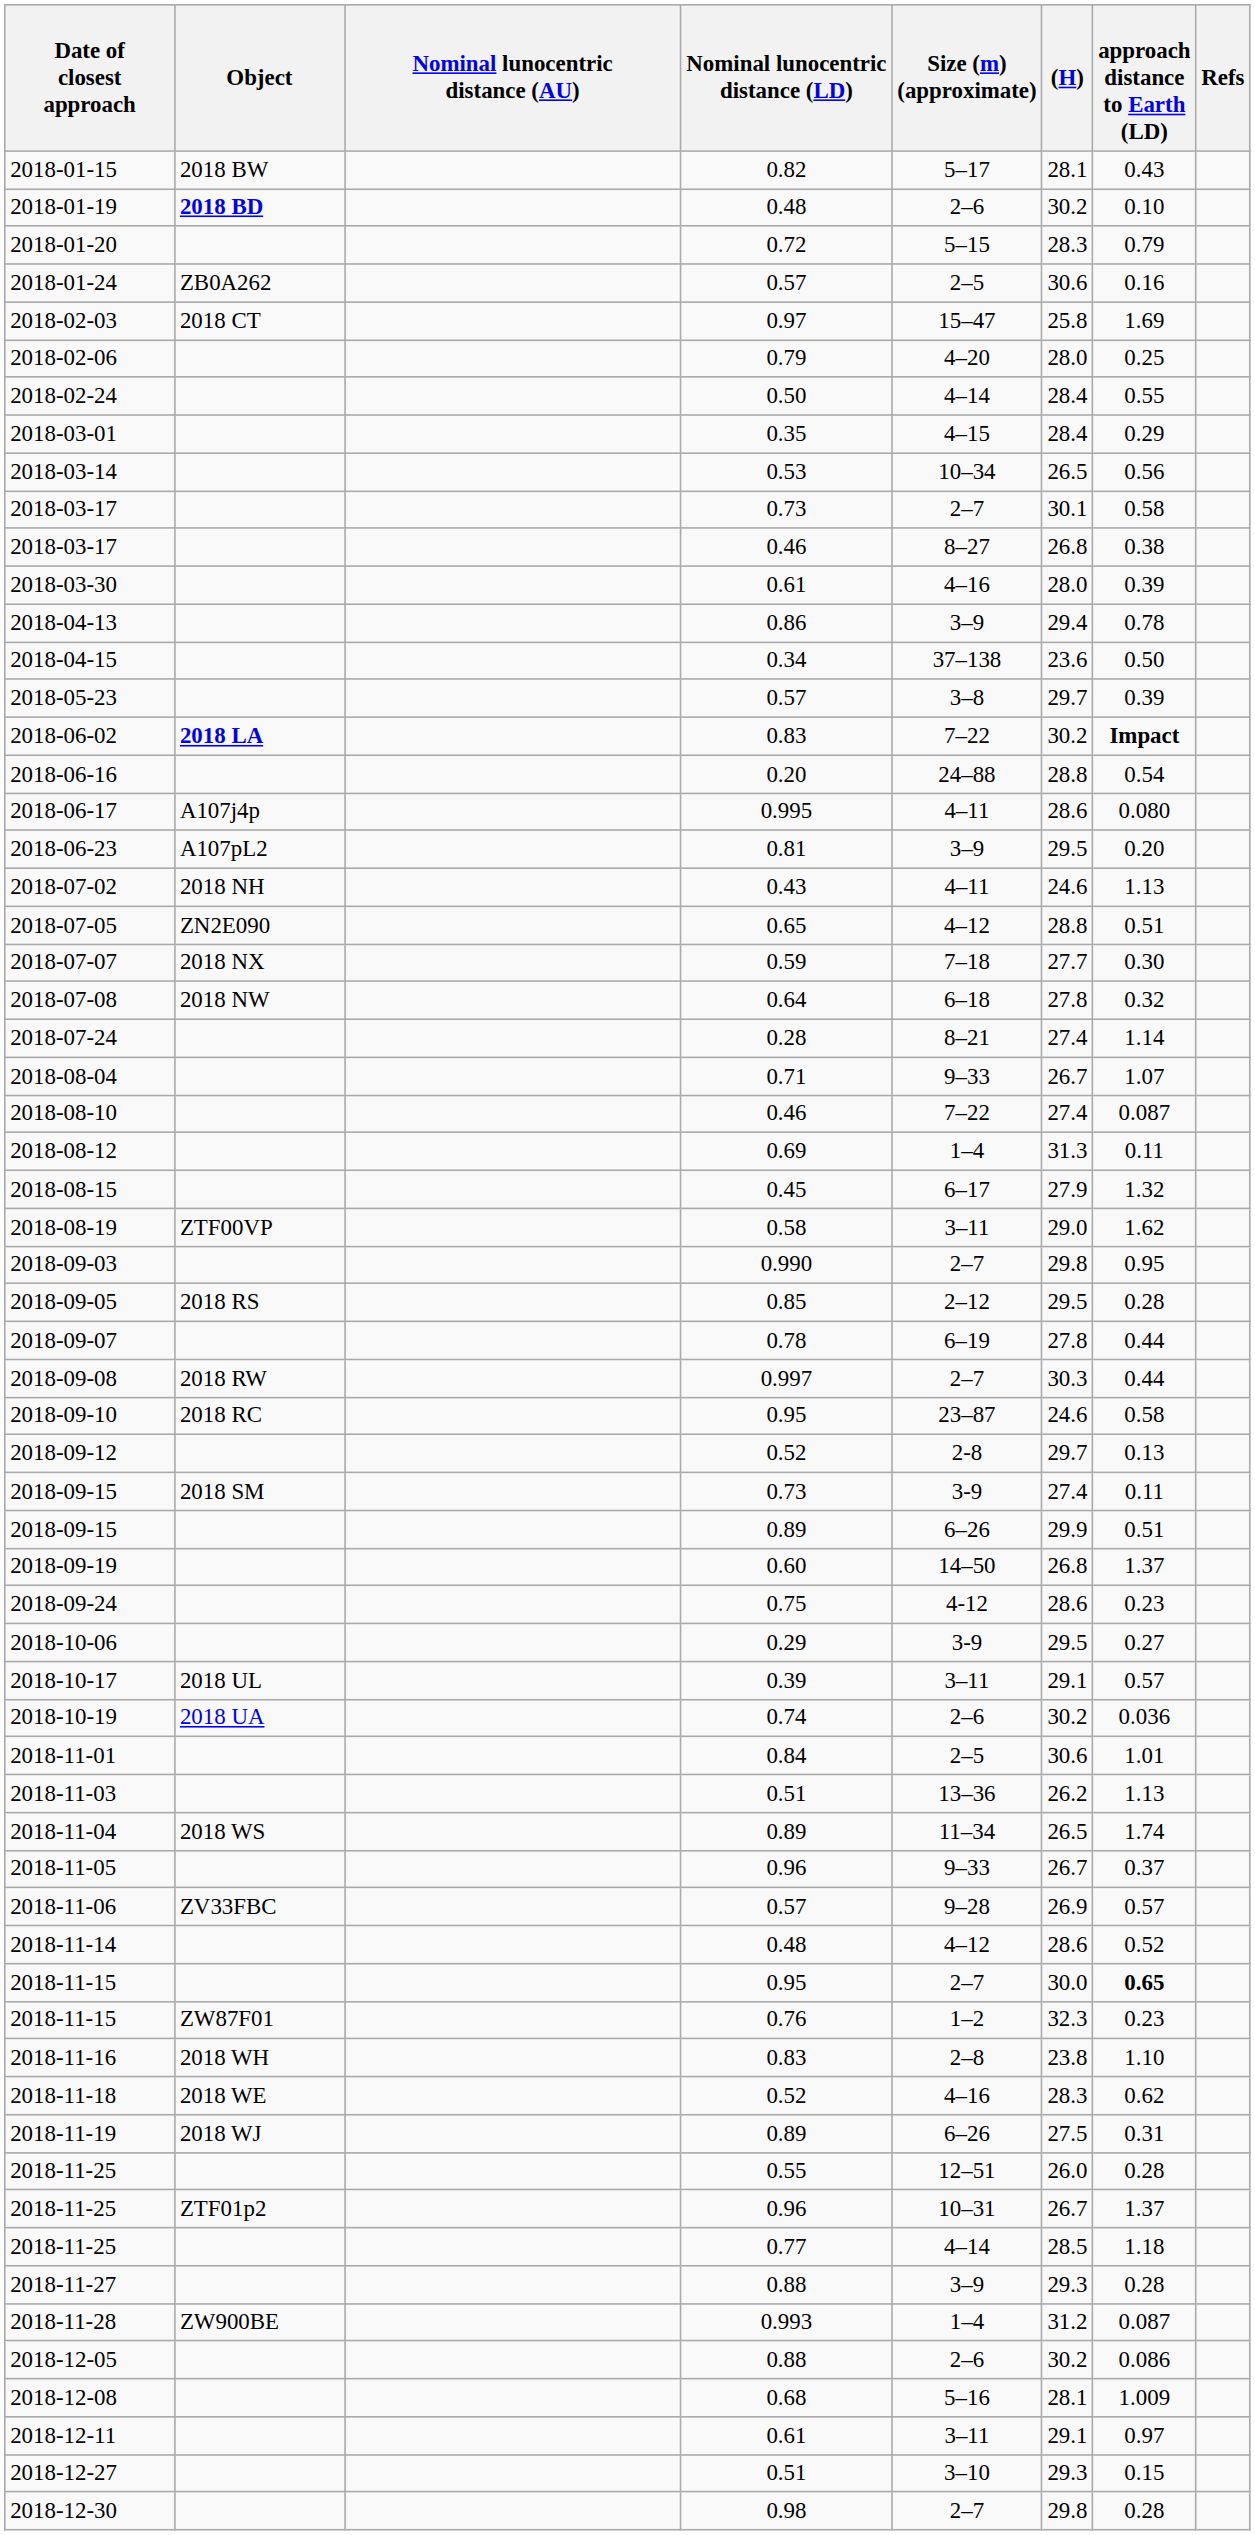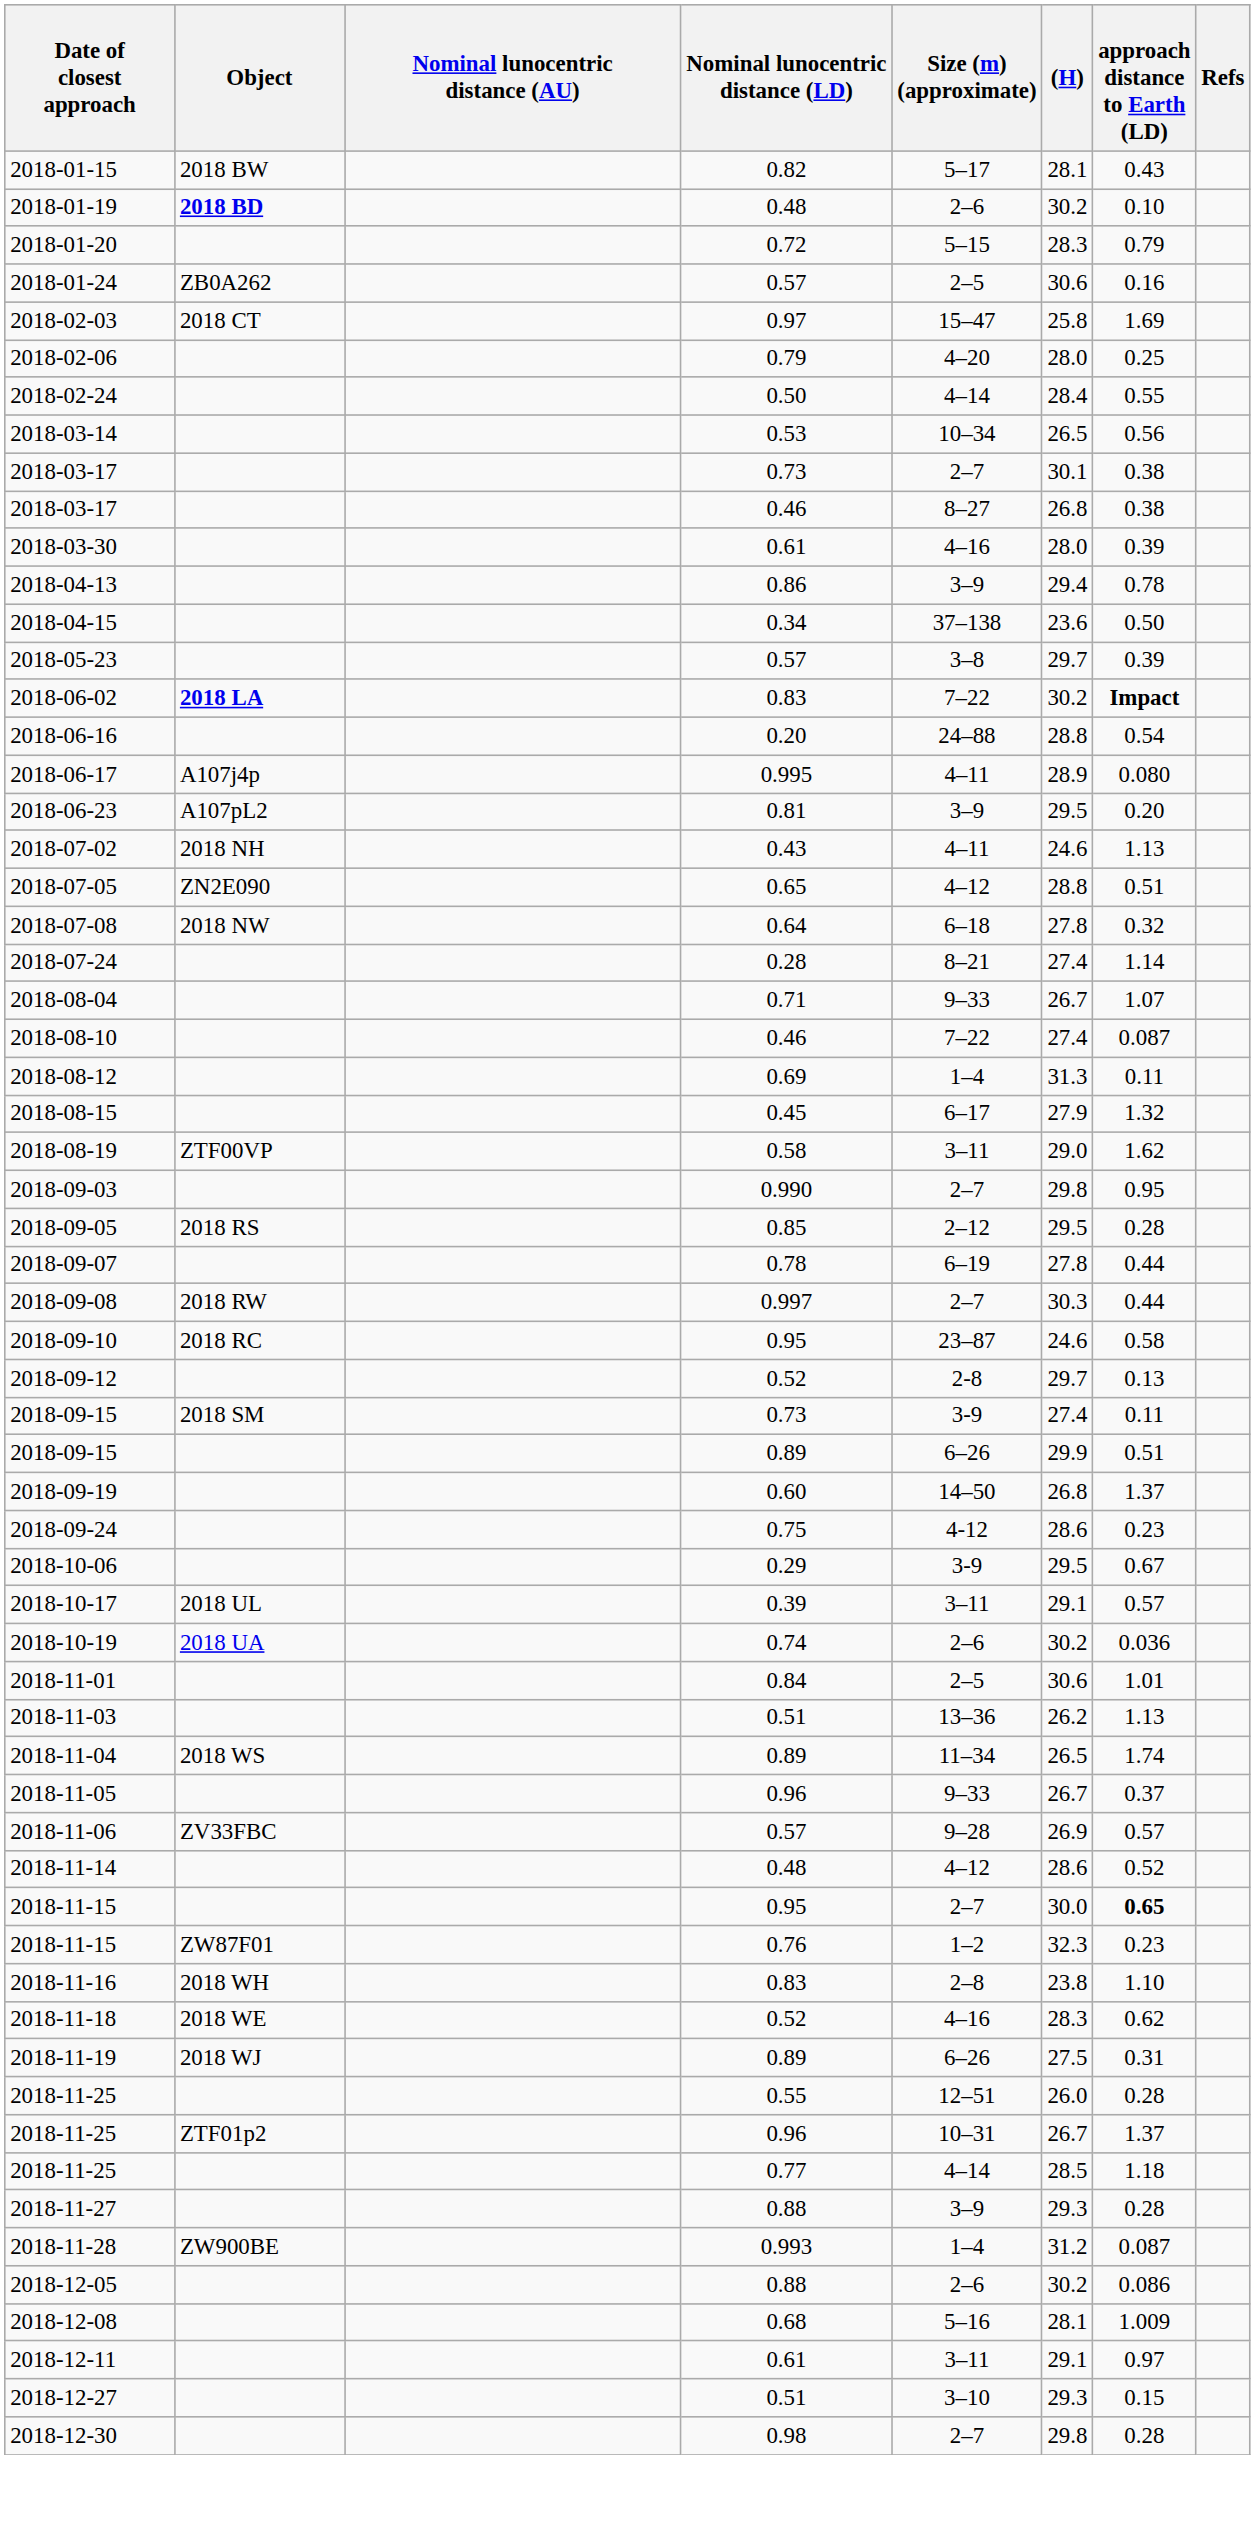- row: (64, 433)
(1144, 509) 0.58 -> (1144, 471) 0.38
(1067, 811) 28.6 -> (1067, 773) 28.9
- row: (64, 962)
(1144, 1642) 0.27 -> (1144, 1566) 0.67
